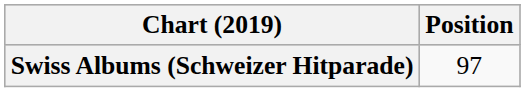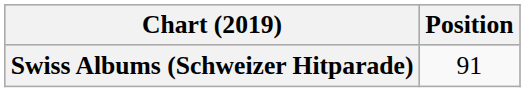(469, 65) 97 -> (469, 65) 91
